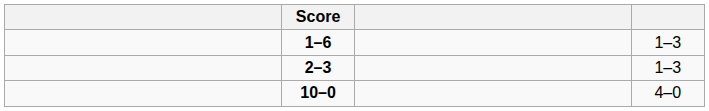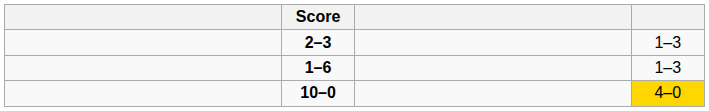rows swapped: (318, 67) <-> (318, 42)
(668, 93) no background -> (668, 93) gold background
